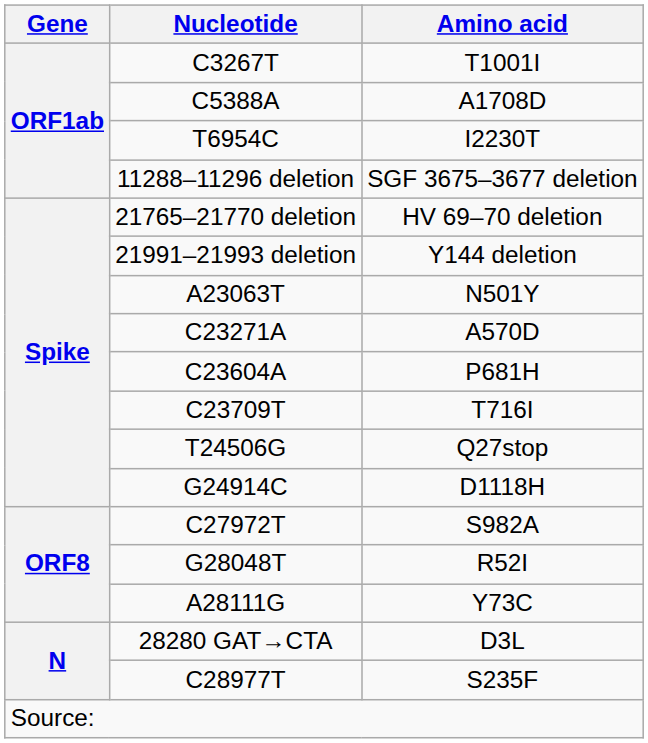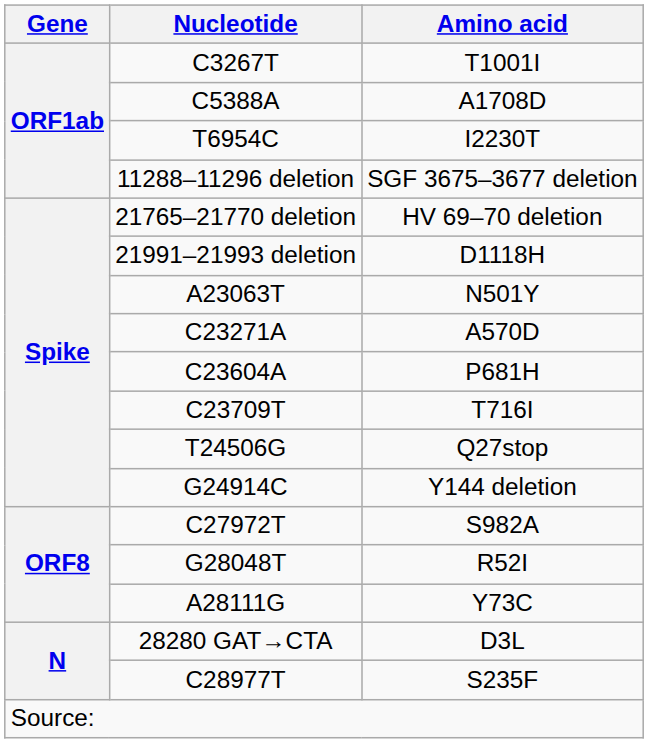(502, 255) Y144 deletion -> (502, 255) D1118H
(502, 486) D1118H -> (502, 486) Y144 deletion
